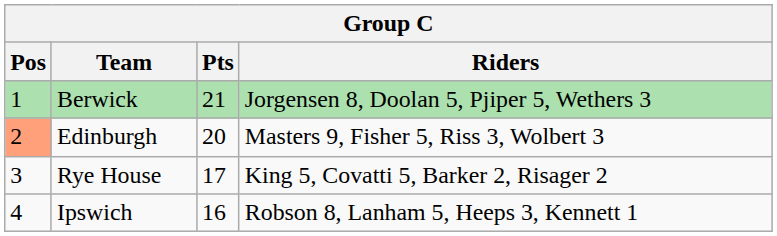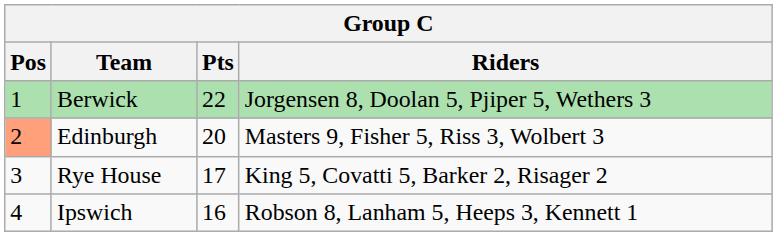(214, 99) 21 -> (214, 99) 22
